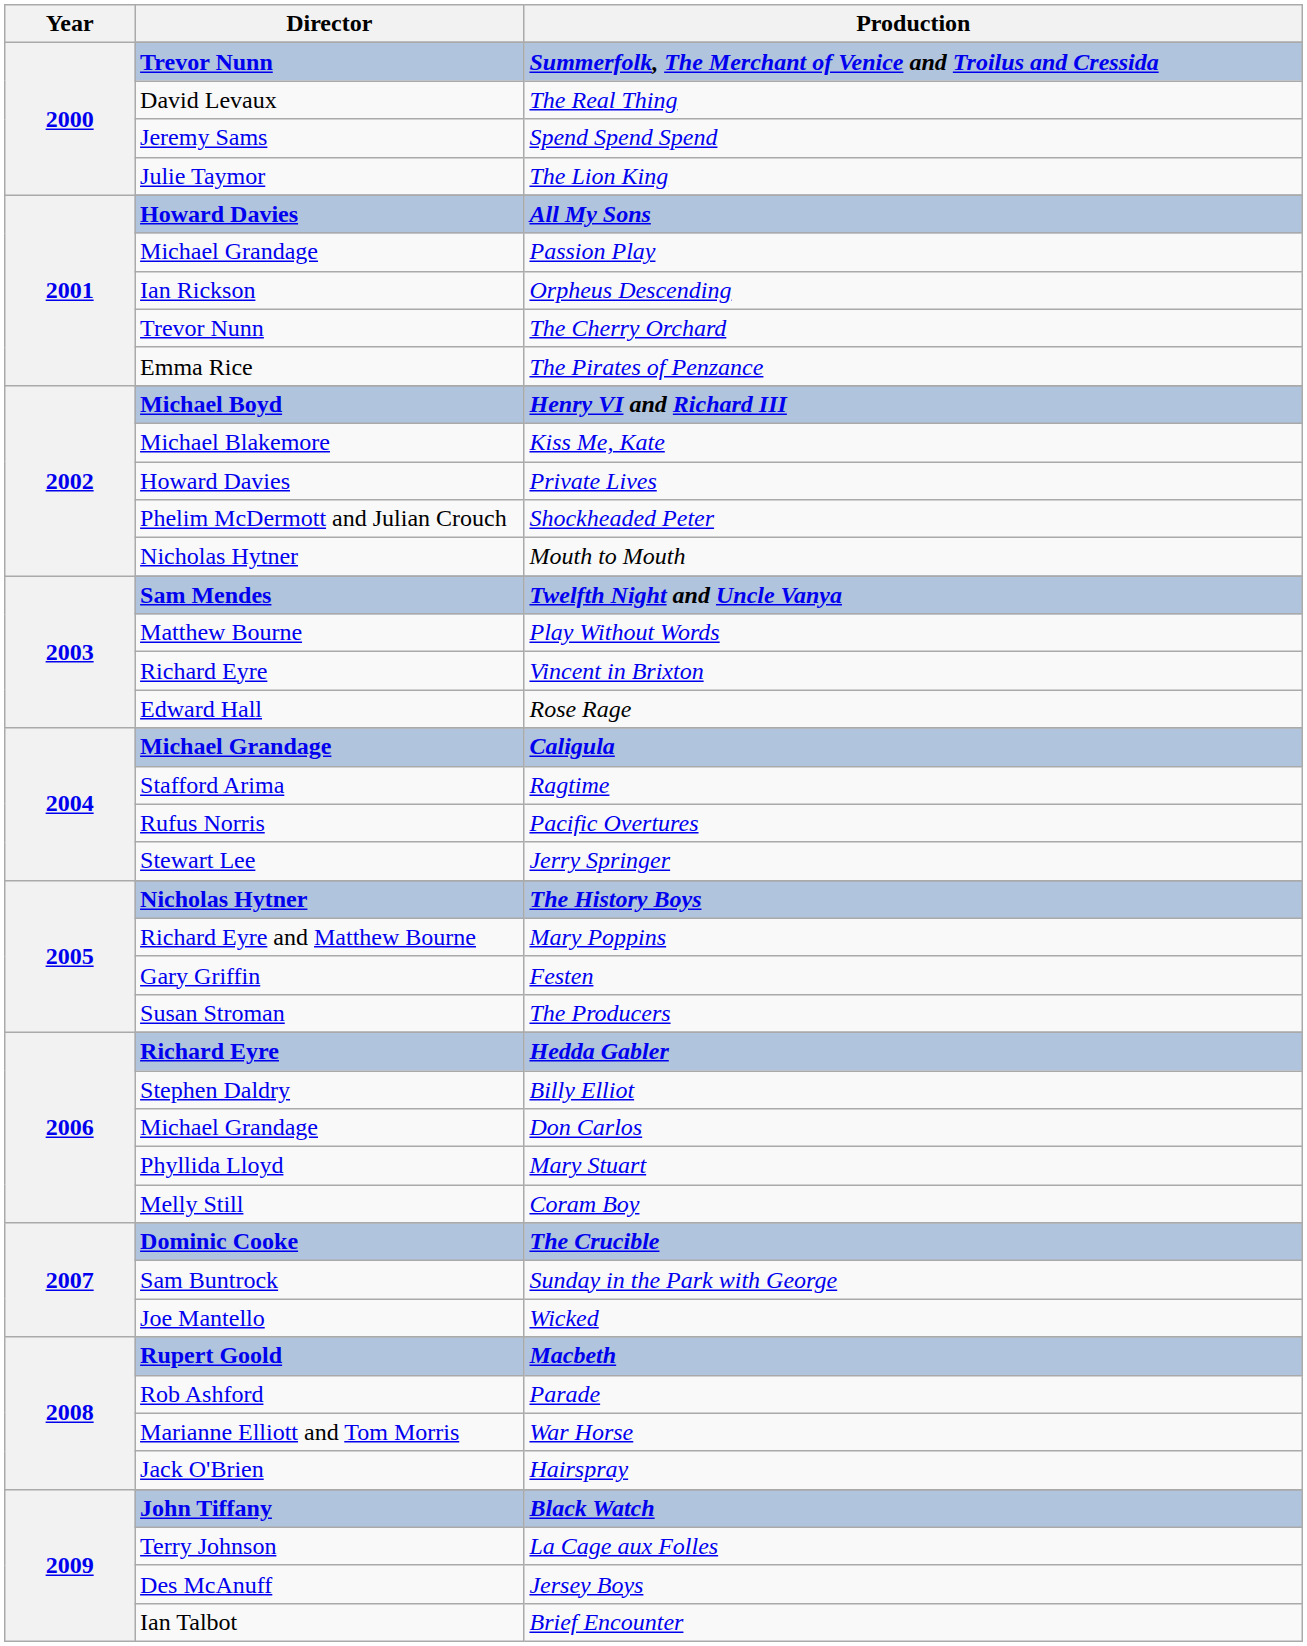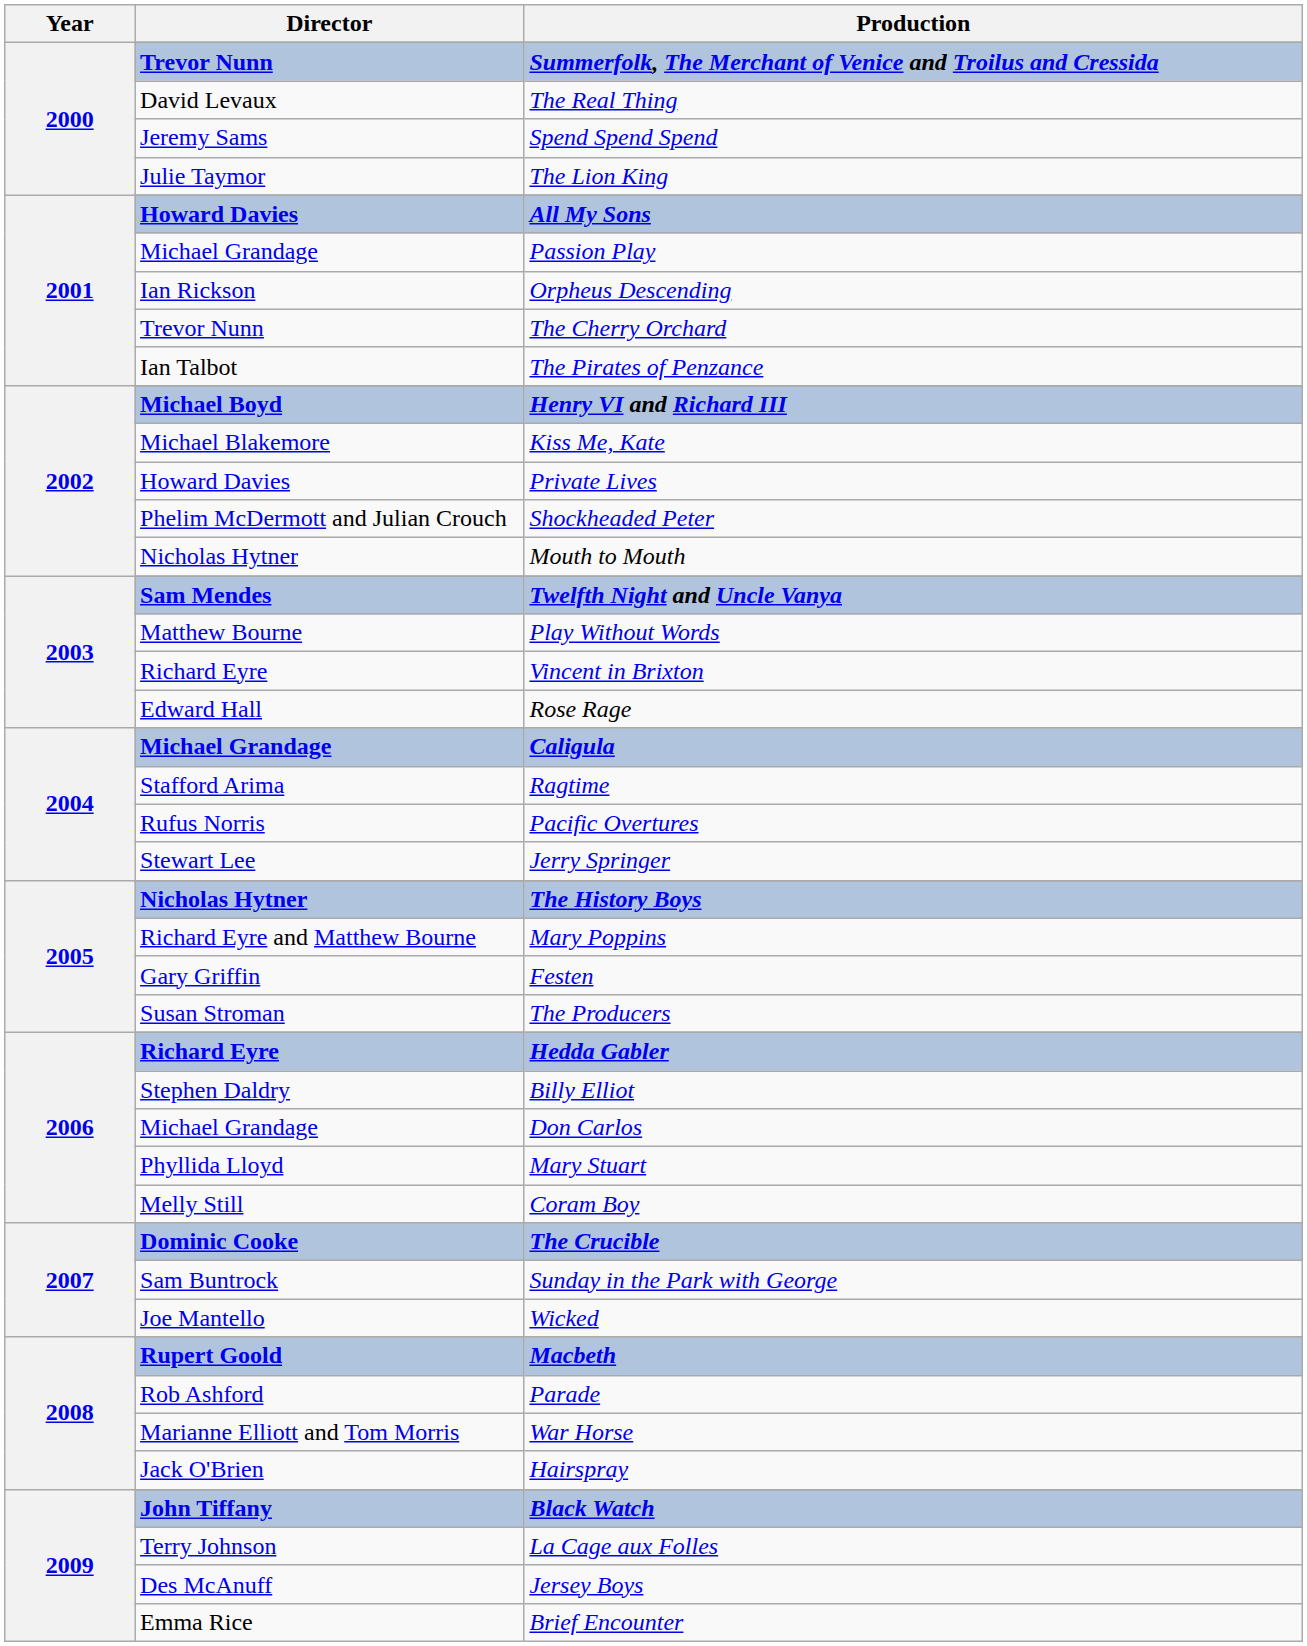(196, 366) Emma Rice -> (189, 366) Ian Talbot
(189, 1622) Ian Talbot -> (196, 1622) Emma Rice
